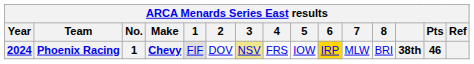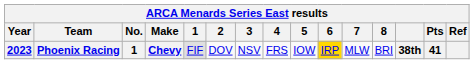(19, 50) 2024 -> (19, 50) 2023
(249, 50) khaki background -> (249, 50) no background
(435, 50) 46 -> (435, 50) 41
